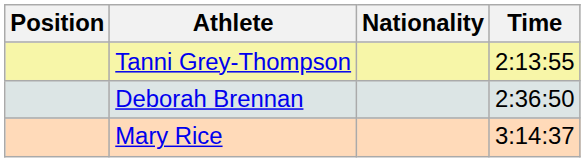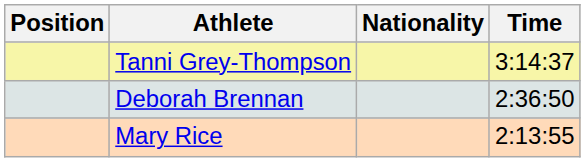(535, 61) 2:13:55 -> (535, 61) 3:14:37
(535, 136) 3:14:37 -> (535, 136) 2:13:55
